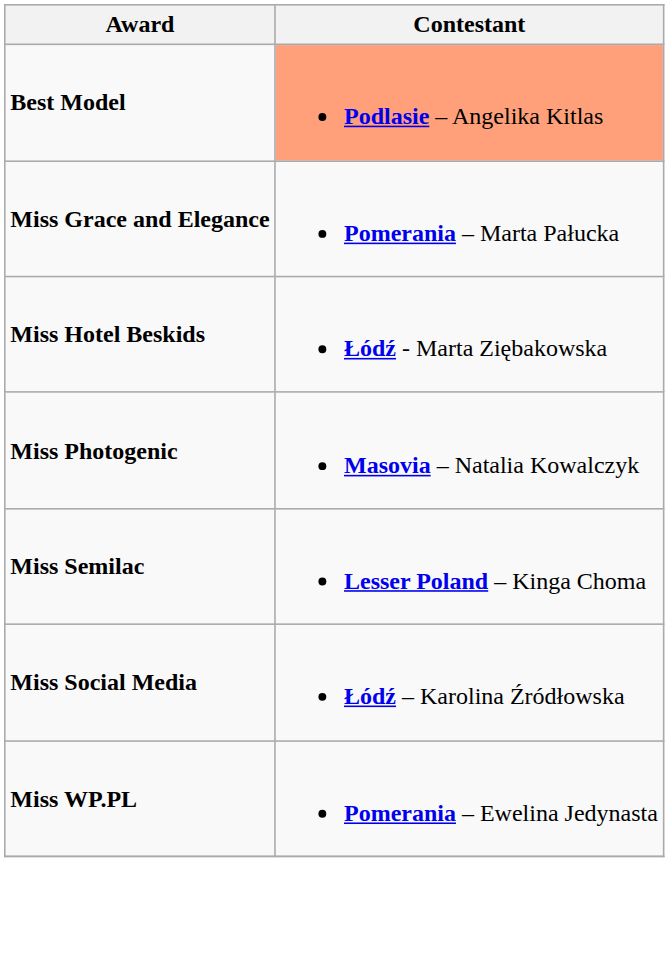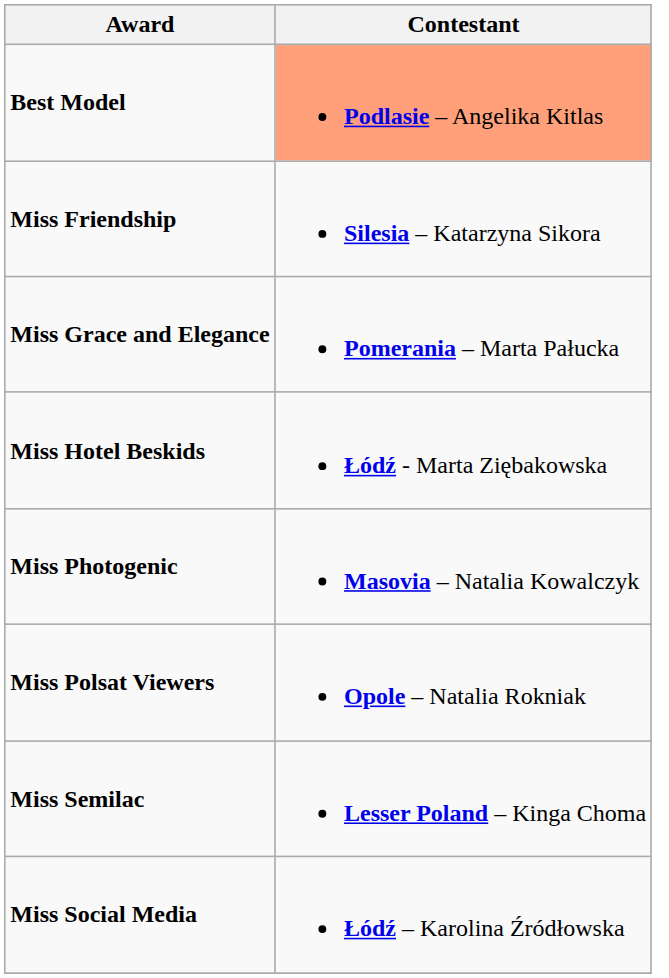+ row: (93, 218)
+ row: (112, 682)
- row: (74, 798)
